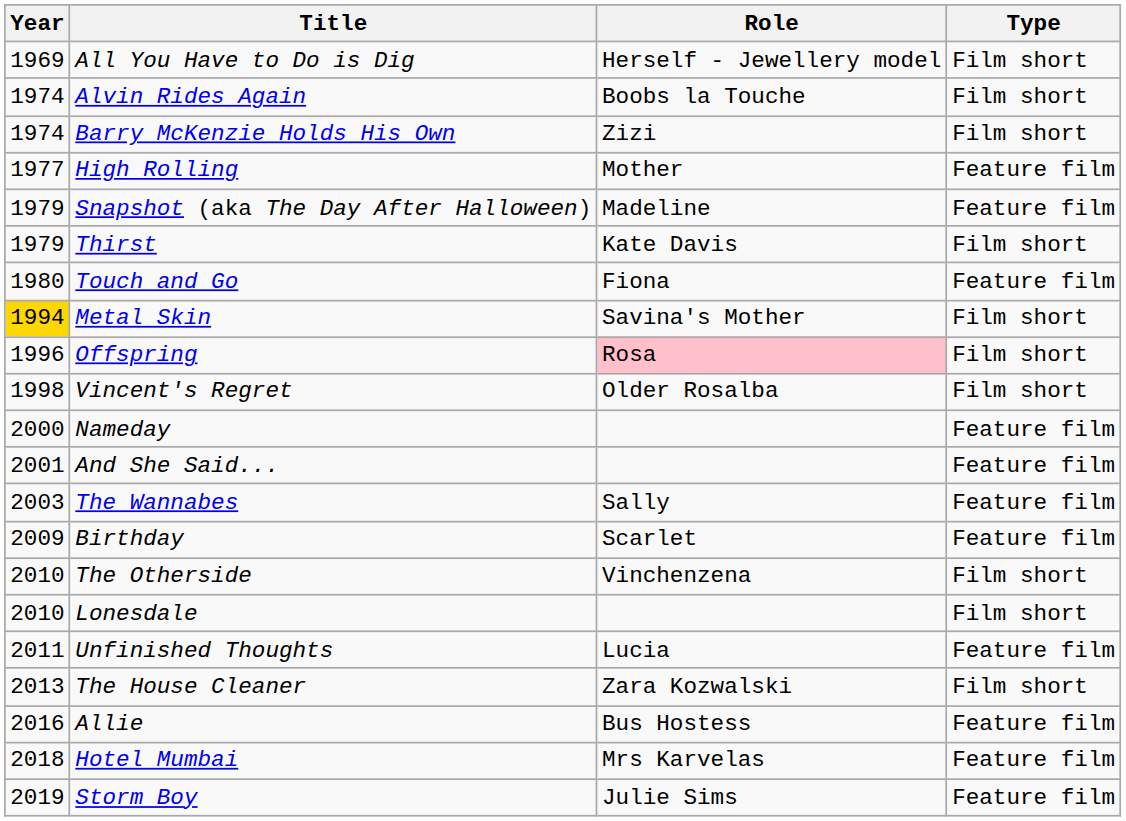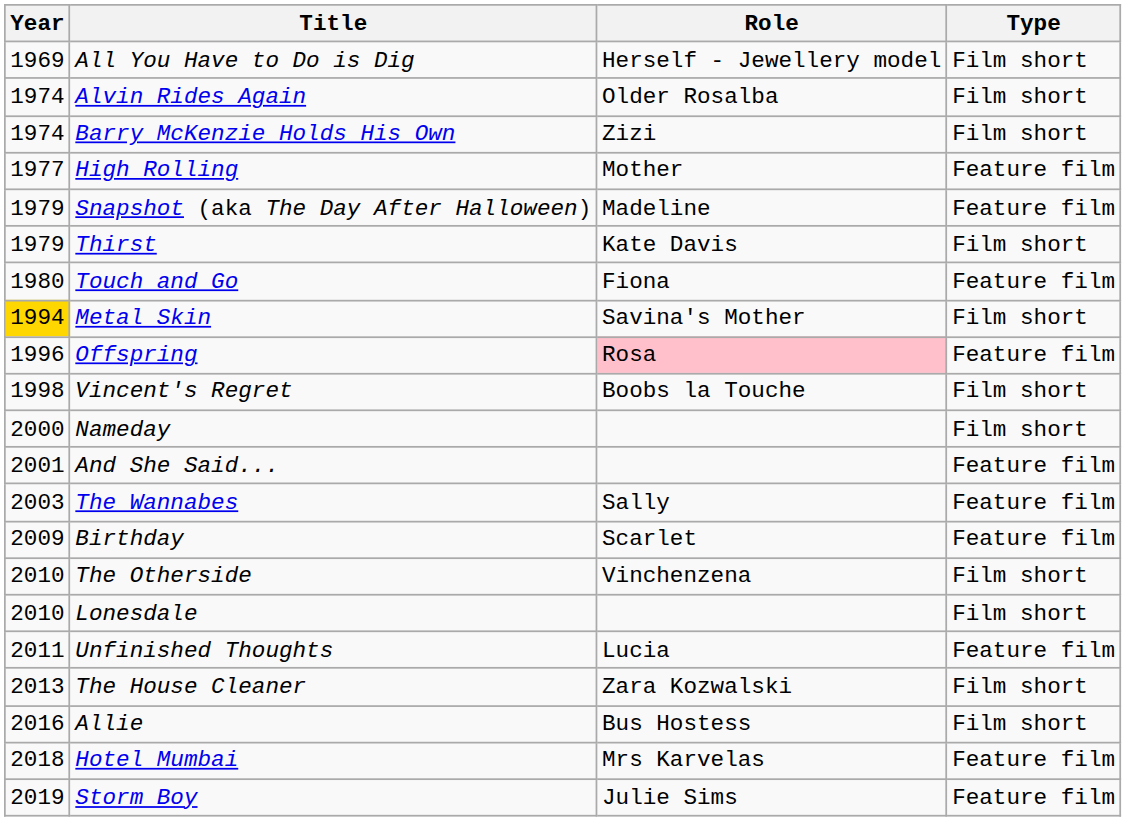(704, 97) Boobs la Touche -> (690, 97) Older Rosalba
(1020, 355) Film short -> (1034, 355) Feature film
(690, 392) Older Rosalba -> (704, 392) Boobs la Touche
(1034, 429) Feature film -> (1020, 429) Film short
(1034, 724) Feature film -> (1020, 724) Film short
